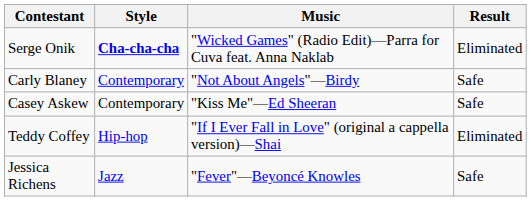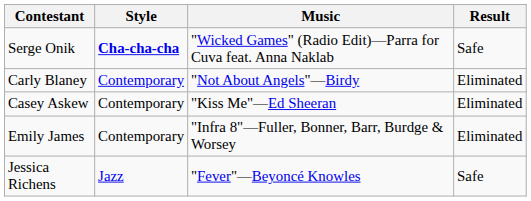(490, 48) Eliminated -> (470, 48) Safe
(470, 80) Safe -> (490, 80) Eliminated
(470, 103) Safe -> (490, 103) Eliminated
+ row: (46, 135)
- row: (49, 135)
